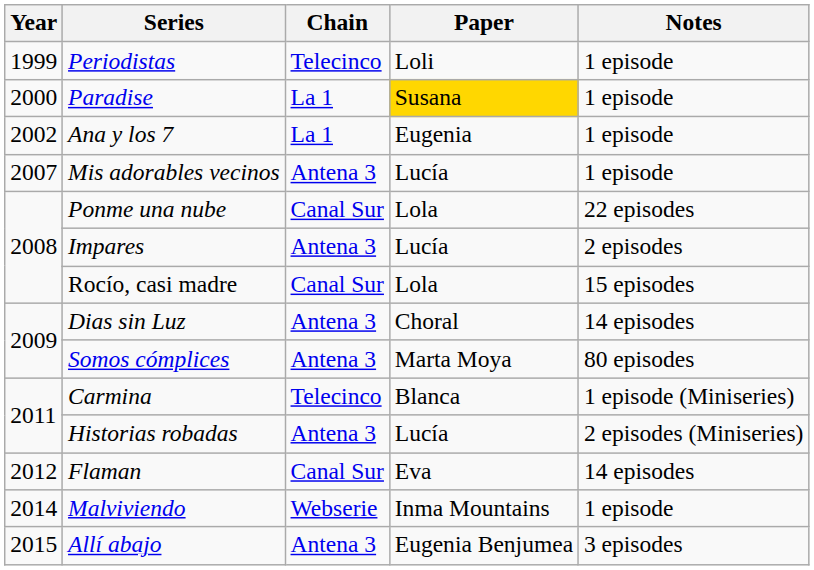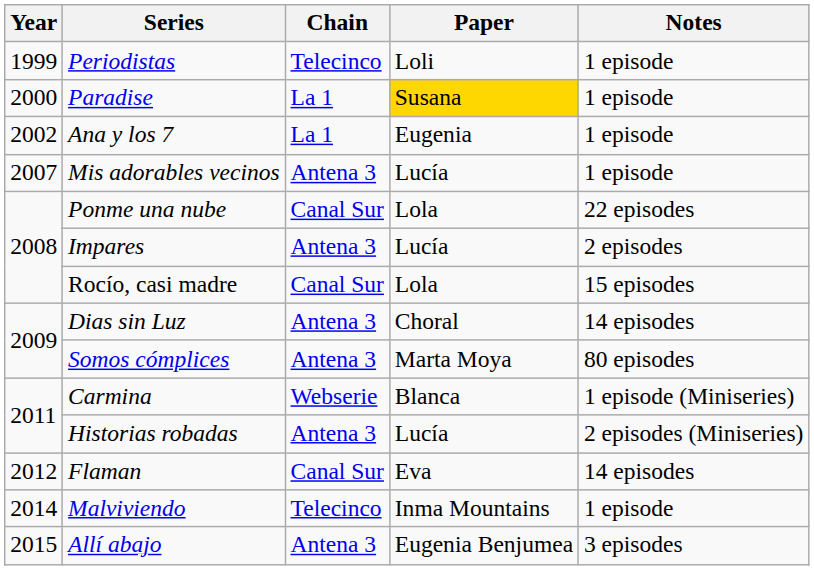(336, 396) Telecinco -> (334, 396) Webserie
(334, 508) Webserie -> (336, 508) Telecinco
